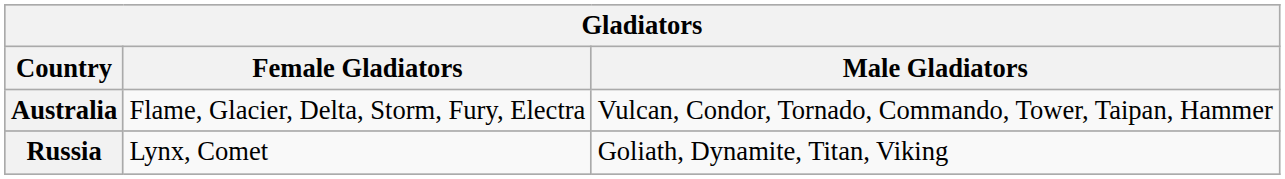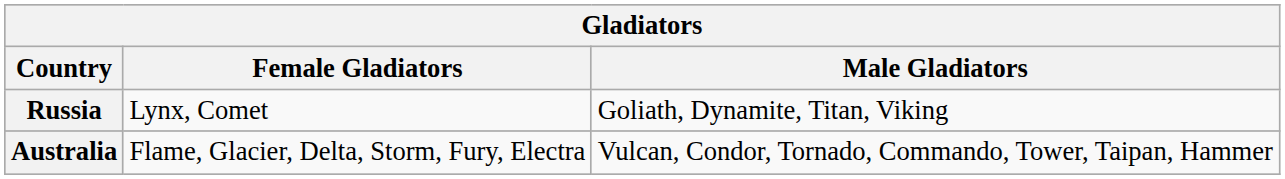rows swapped: (64, 109) <-> (64, 151)
